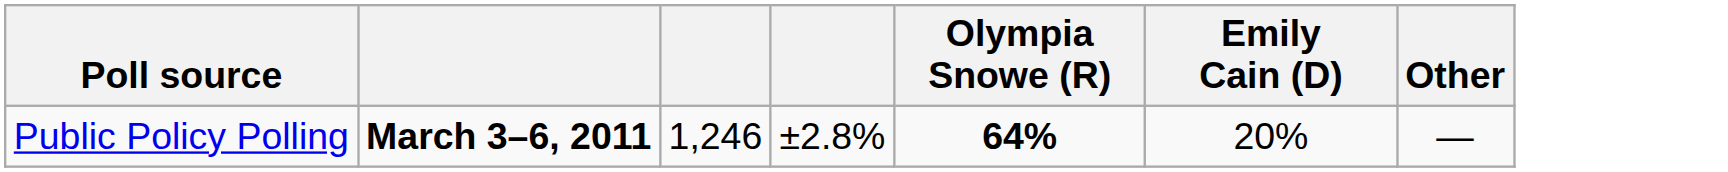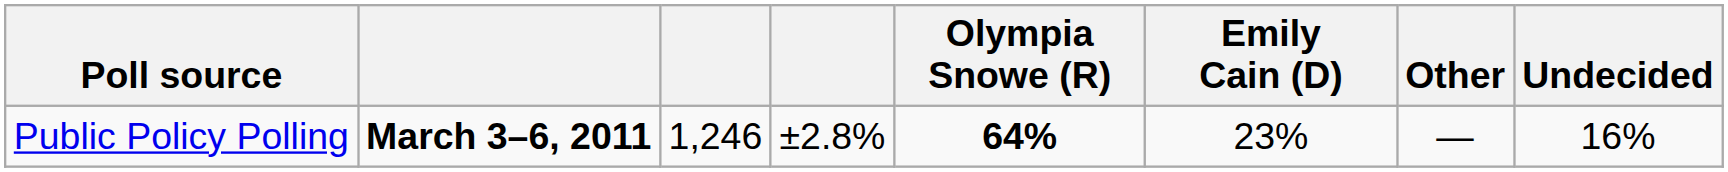+ column: (1618, 76)
(1271, 135) 20% -> (1271, 135) 23%
